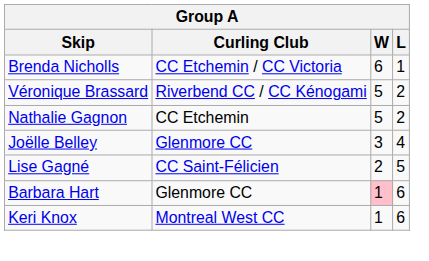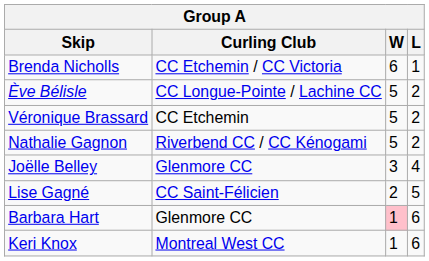+ row: (47, 92)
(261, 92) Riverbend CC / CC Kénogami -> (202, 117) CC Etchemin
(202, 117) CC Etchemin -> (261, 142) Riverbend CC / CC Kénogami
